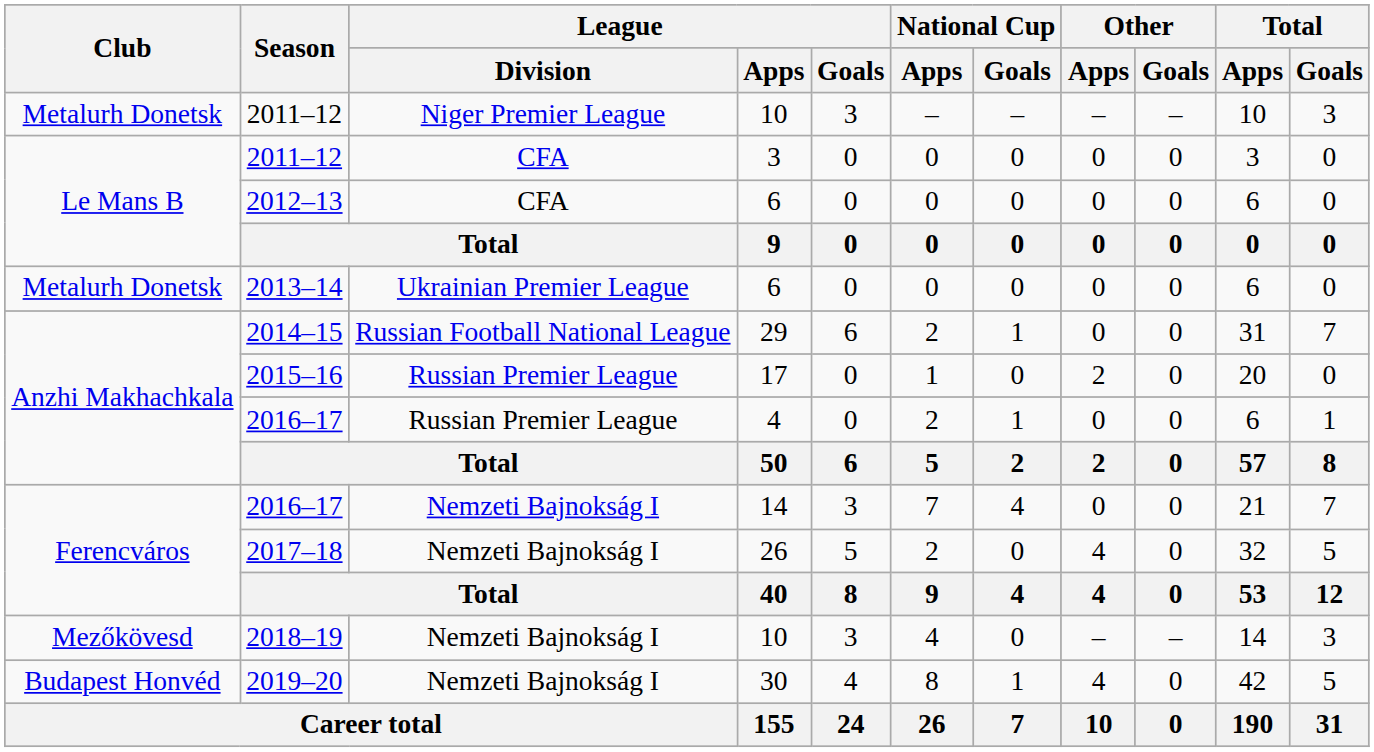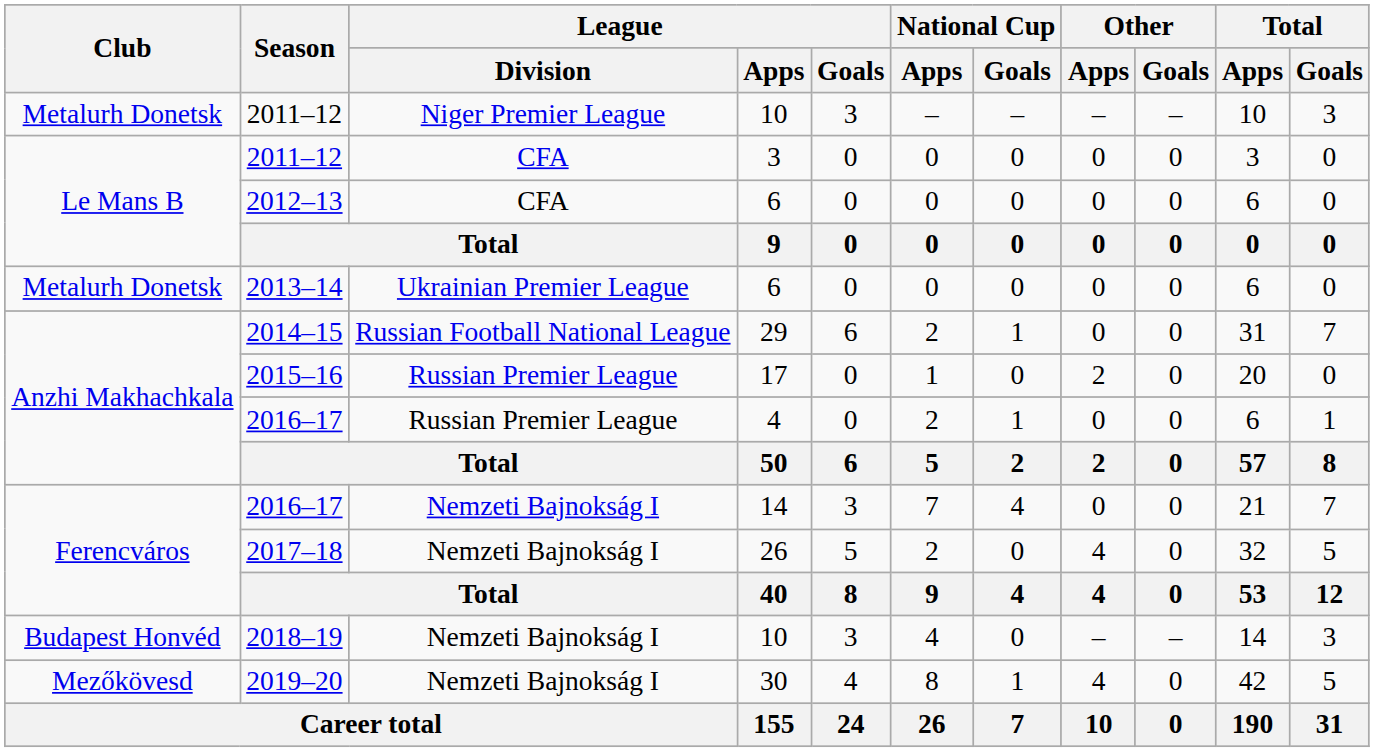(122, 637) Mezőkövesd -> (122, 637) Budapest Honvéd
(122, 680) Budapest Honvéd -> (122, 680) Mezőkövesd
